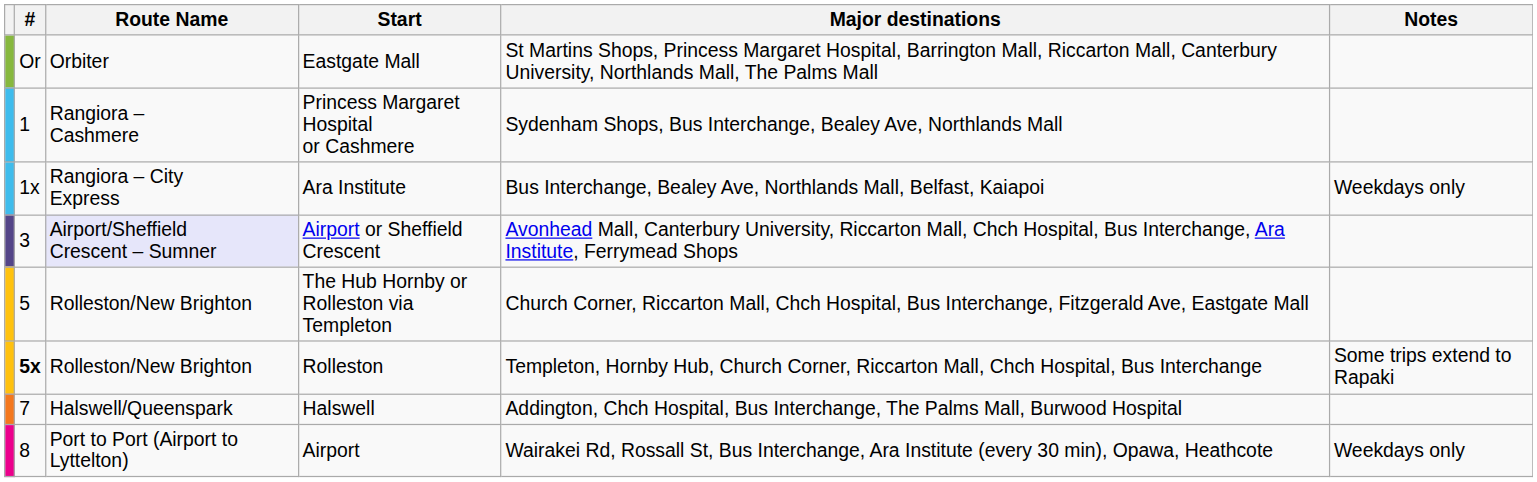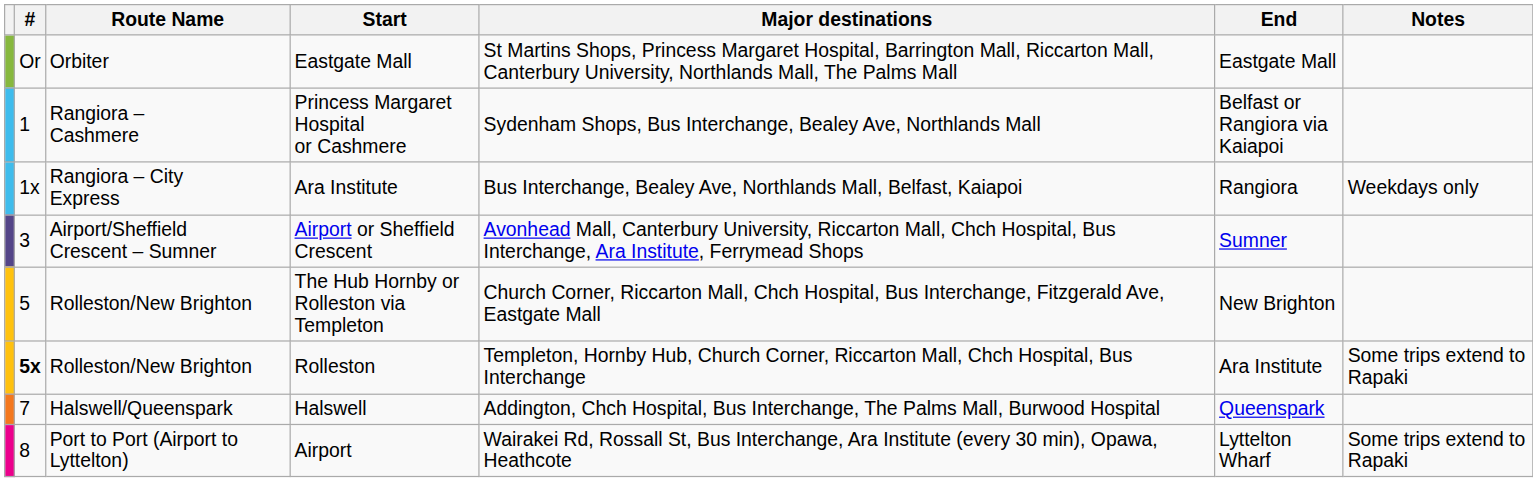+ column: (1279, 19)
(133, 240) lavender background -> (133, 240) no background
(1399, 450) Weekdays only -> (1436, 450) Some trips extend to Rapaki
